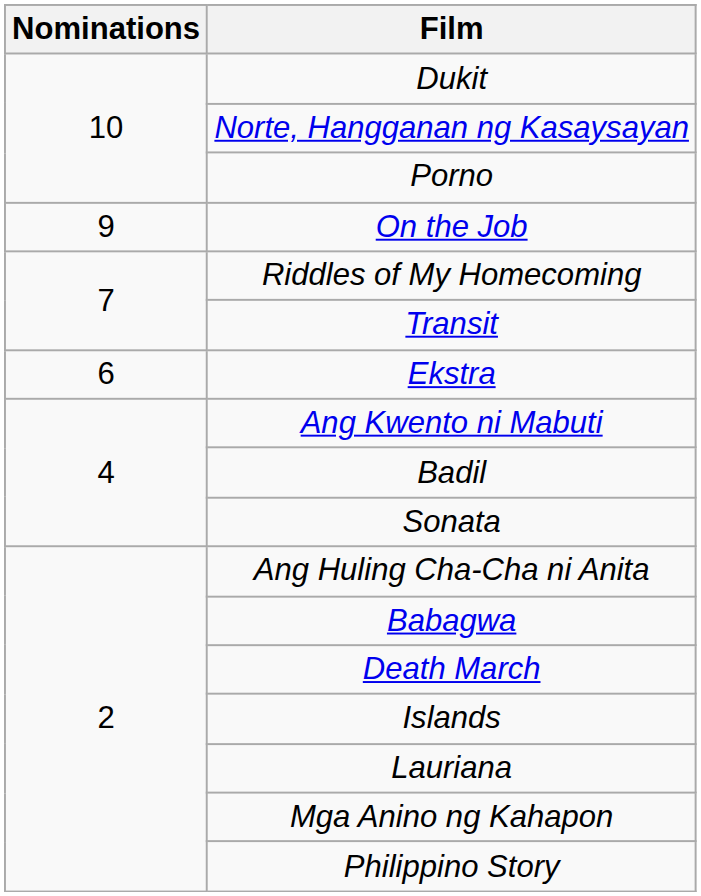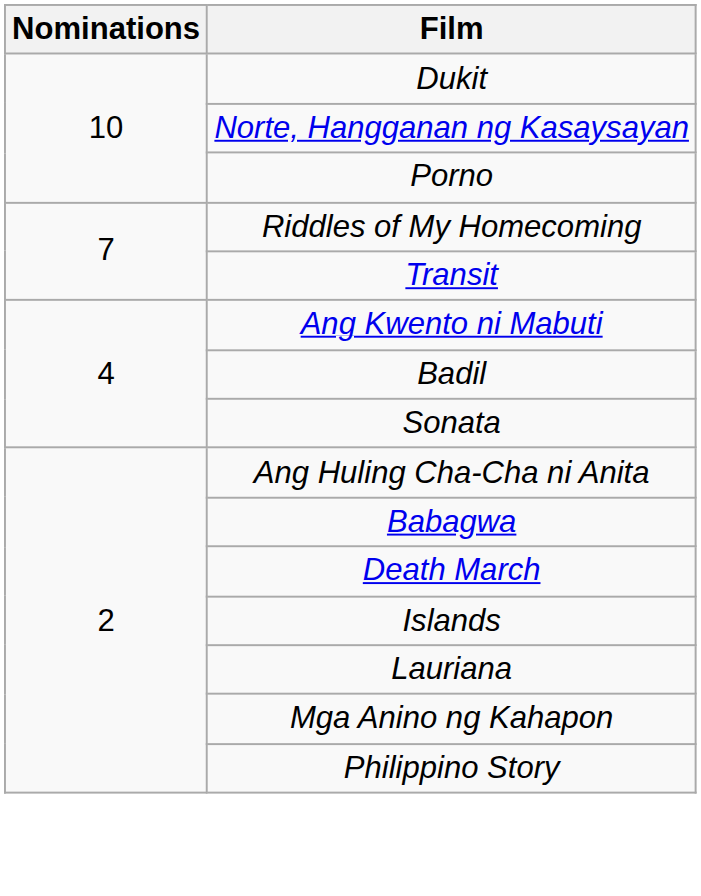- row: (452, 226)
- row: (452, 373)
